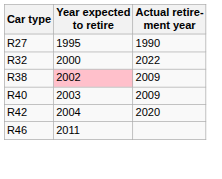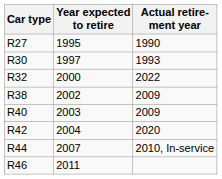+ row: (17, 60)
(68, 78) pink background -> (68, 95) no background
+ row: (17, 148)
